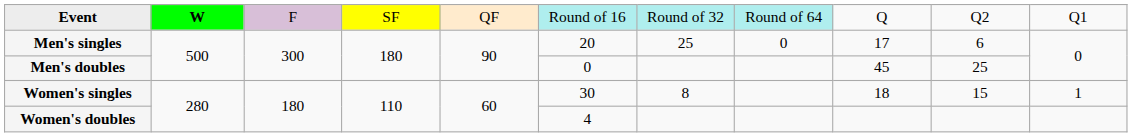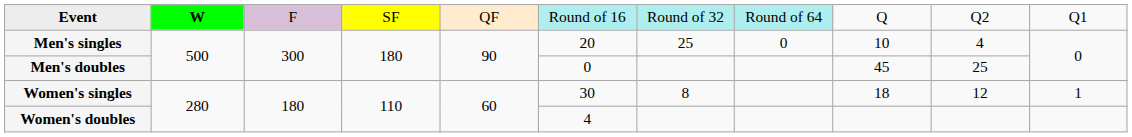(882, 43) 17 -> (882, 43) 10
(980, 43) 6 -> (980, 43) 4
(980, 93) 15 -> (980, 93) 12
